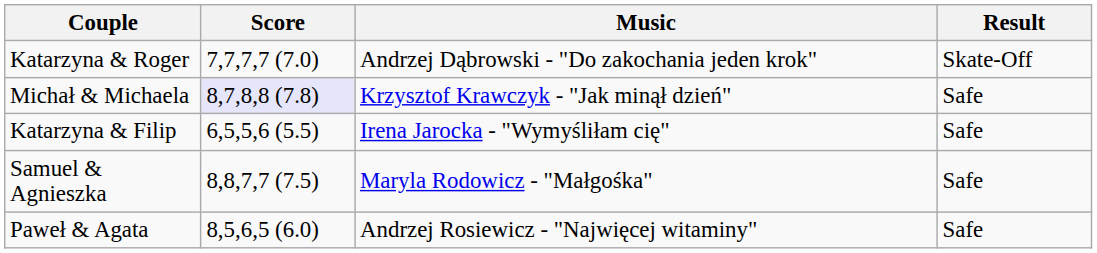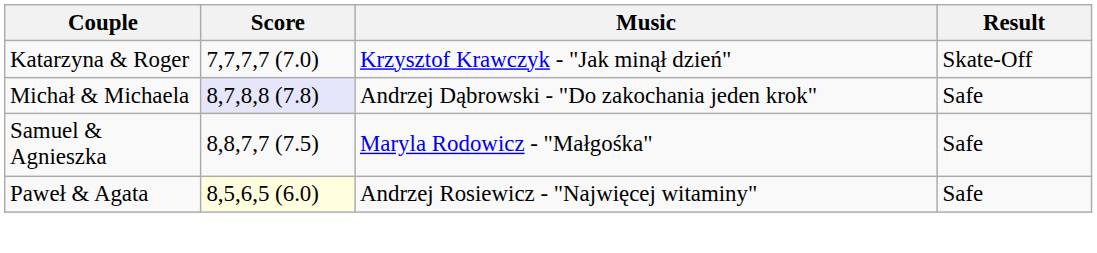(589, 58) Andrzej Dąbrowski - "Do zakochania jeden krok" -> (546, 58) Krzysztof Krawczyk - "Jak minął dzień"
(546, 95) Krzysztof Krawczyk - "Jak minął dzień" -> (589, 95) Andrzej Dąbrowski - "Do zakochania jeden krok"
- row: (93, 131)
(263, 229) no background -> (263, 193) lightyellow background
